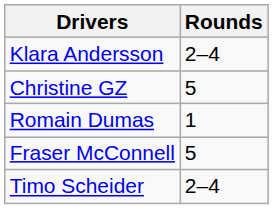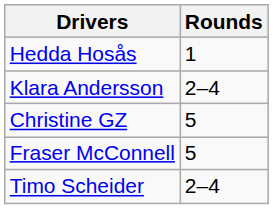+ row: (73, 54)
- row: (82, 120)
